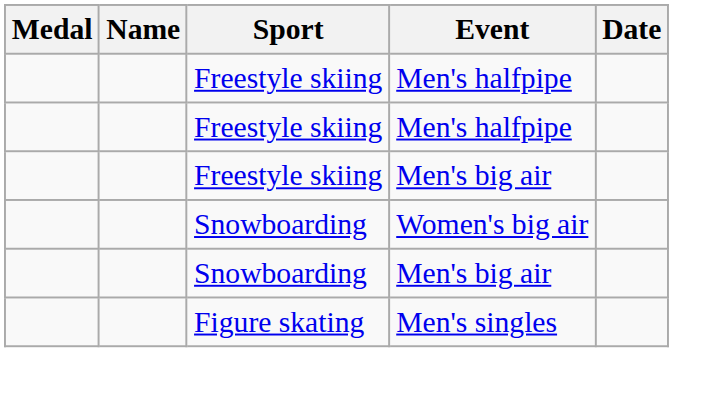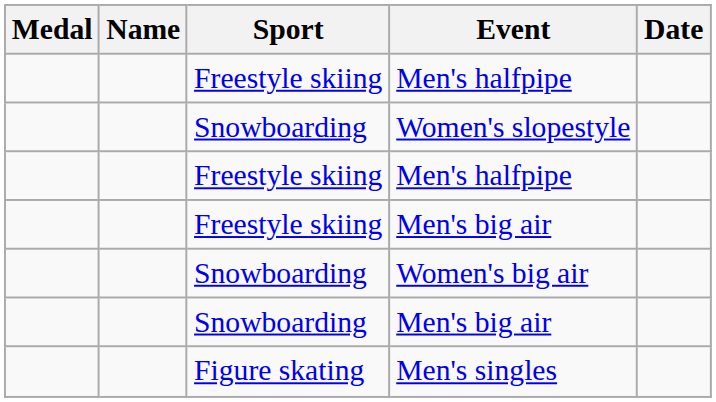+ row: (280, 126)
